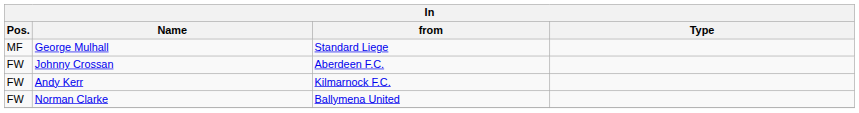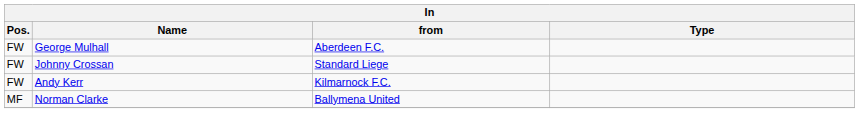(15, 47) MF -> (15, 47) FW
(351, 47) Standard Liege -> (349, 47) Aberdeen F.C.
(349, 64) Aberdeen F.C. -> (351, 64) Standard Liege
(15, 99) FW -> (15, 99) MF
